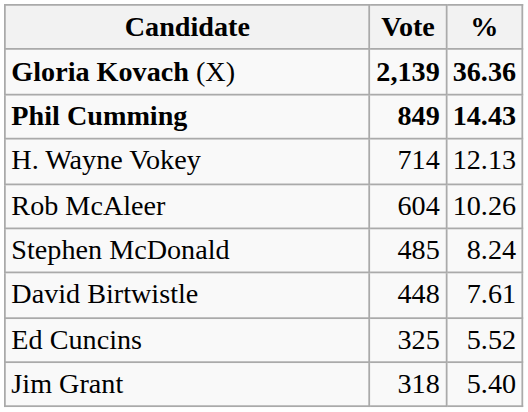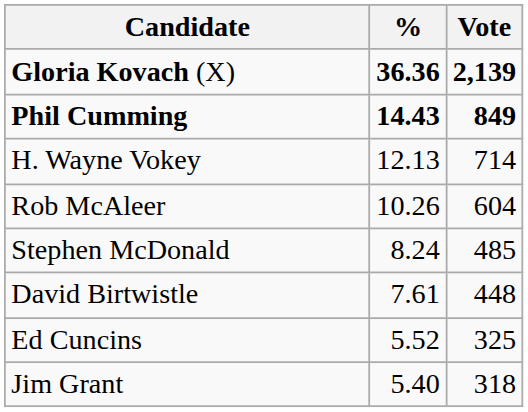columns swapped: (408, 26) <-> (484, 26)
